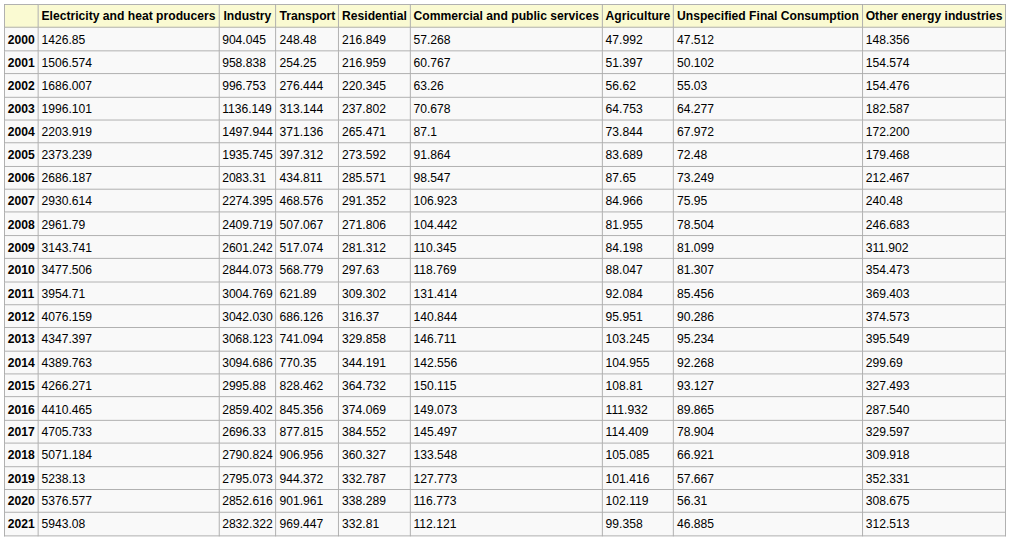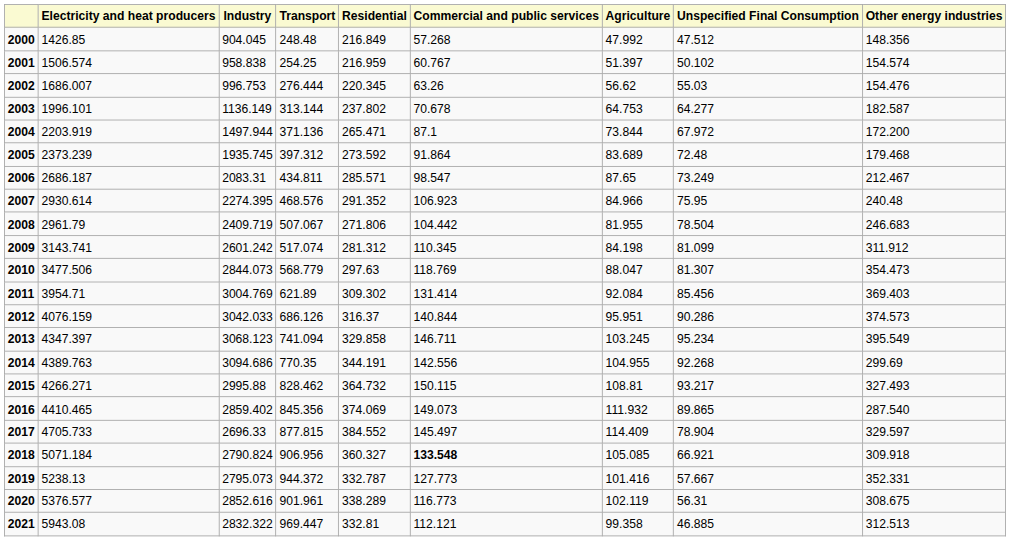(887, 247) 311.902 -> (887, 247) 311.912
(247, 317) 3042.030 -> (247, 317) 3042.033
(696, 386) 93.127 -> (696, 386) 93.217
(435, 455) normal -> (435, 454) bold
